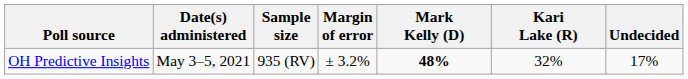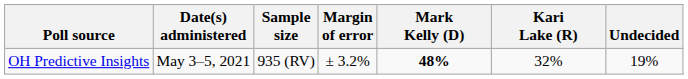(644, 61) 17% -> (644, 61) 19%
